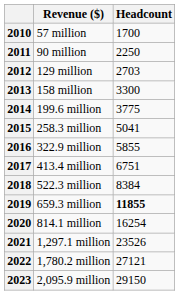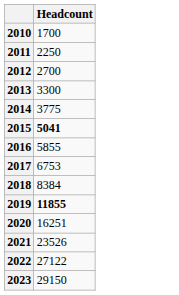- column: (74, 14)
(128, 71) 2703 -> (49, 71) 2700
(128, 128) normal -> (49, 128) bold
(128, 166) 6751 -> (49, 166) 6753
(131, 223) 16254 -> (52, 223) 16251
(131, 261) 27121 -> (52, 261) 27122
